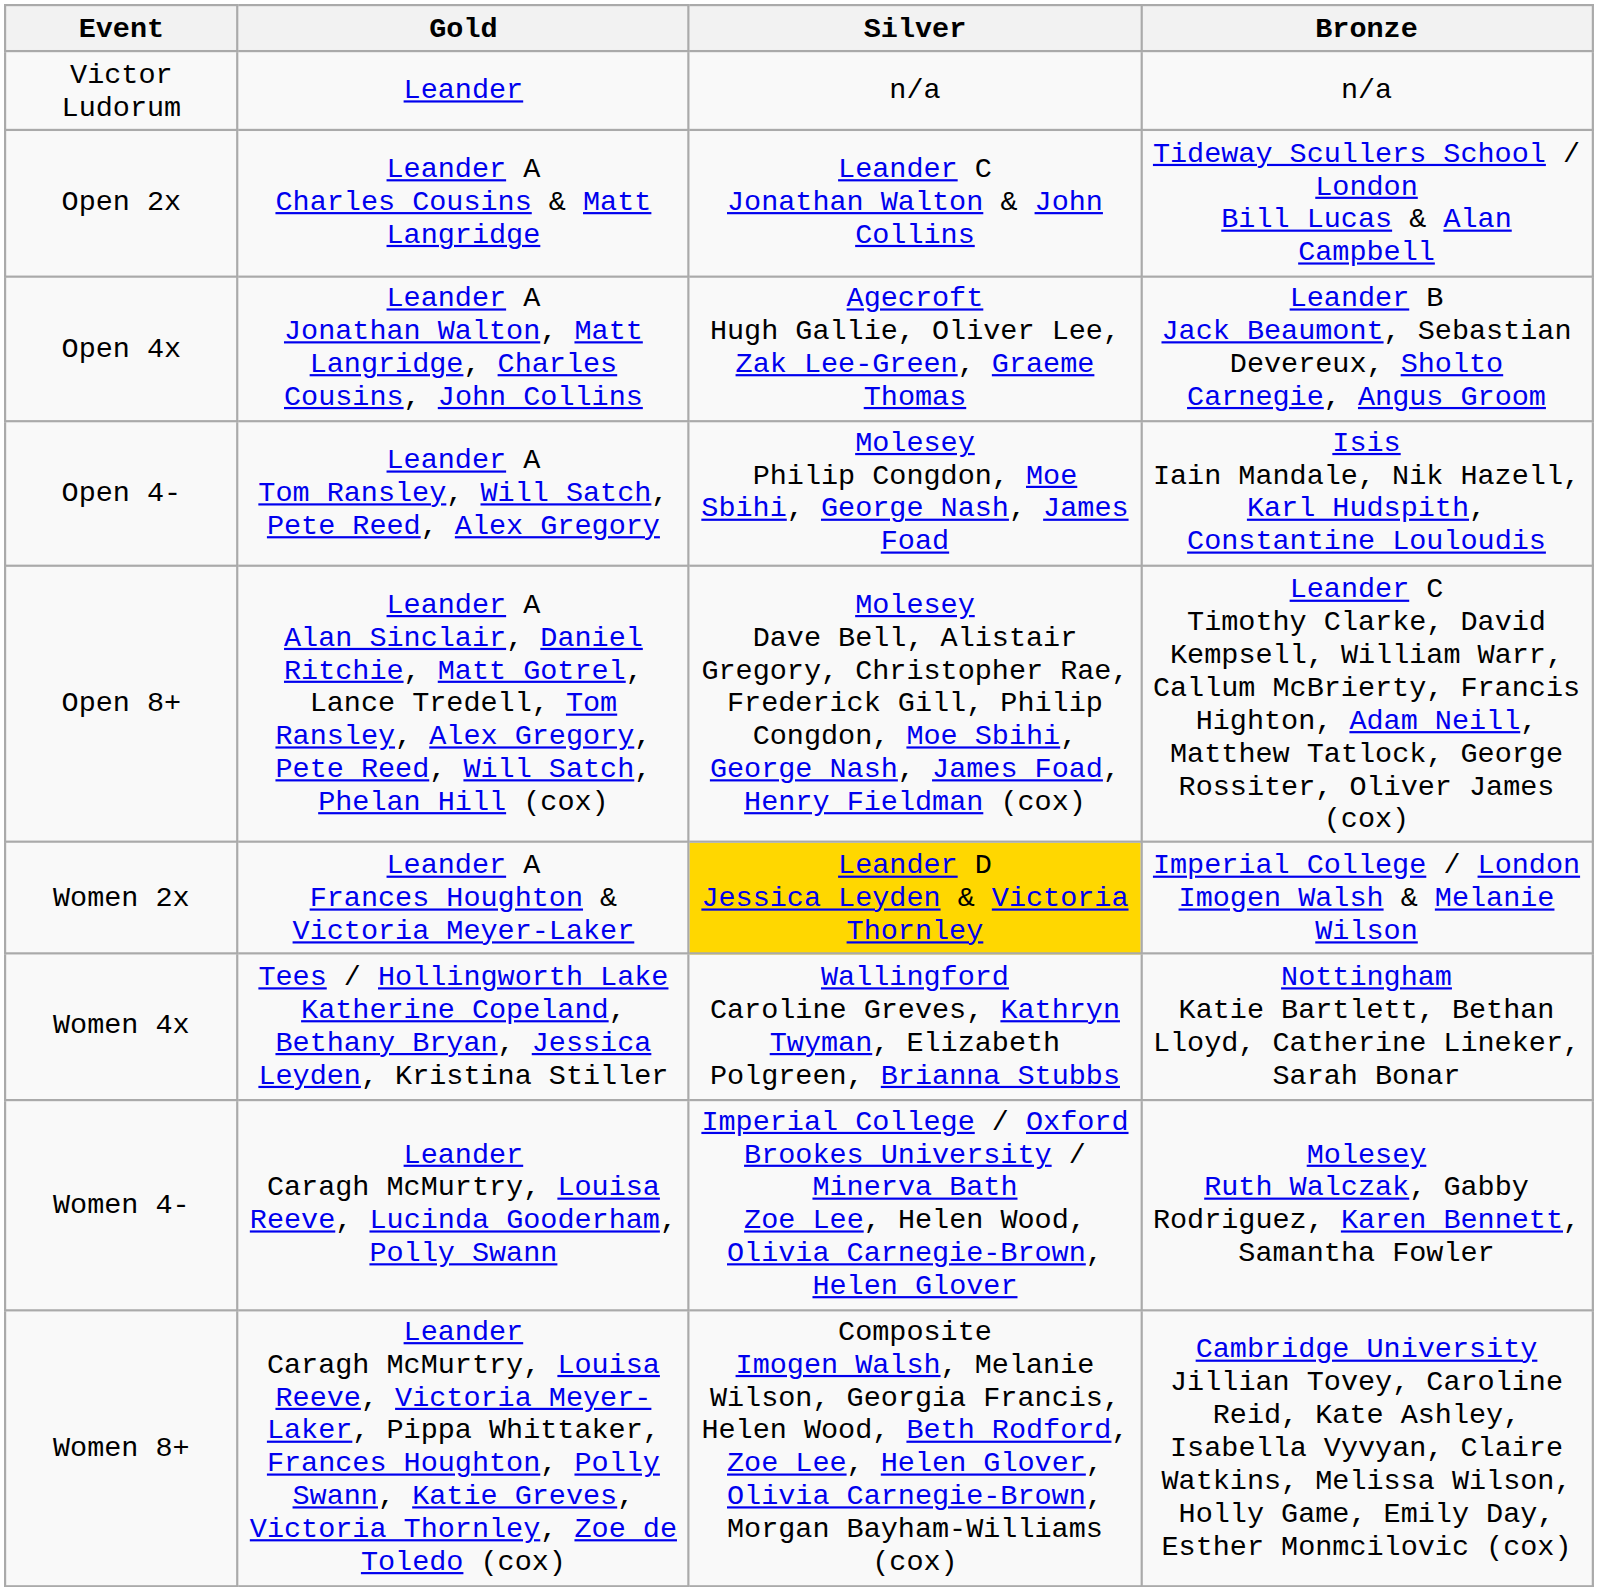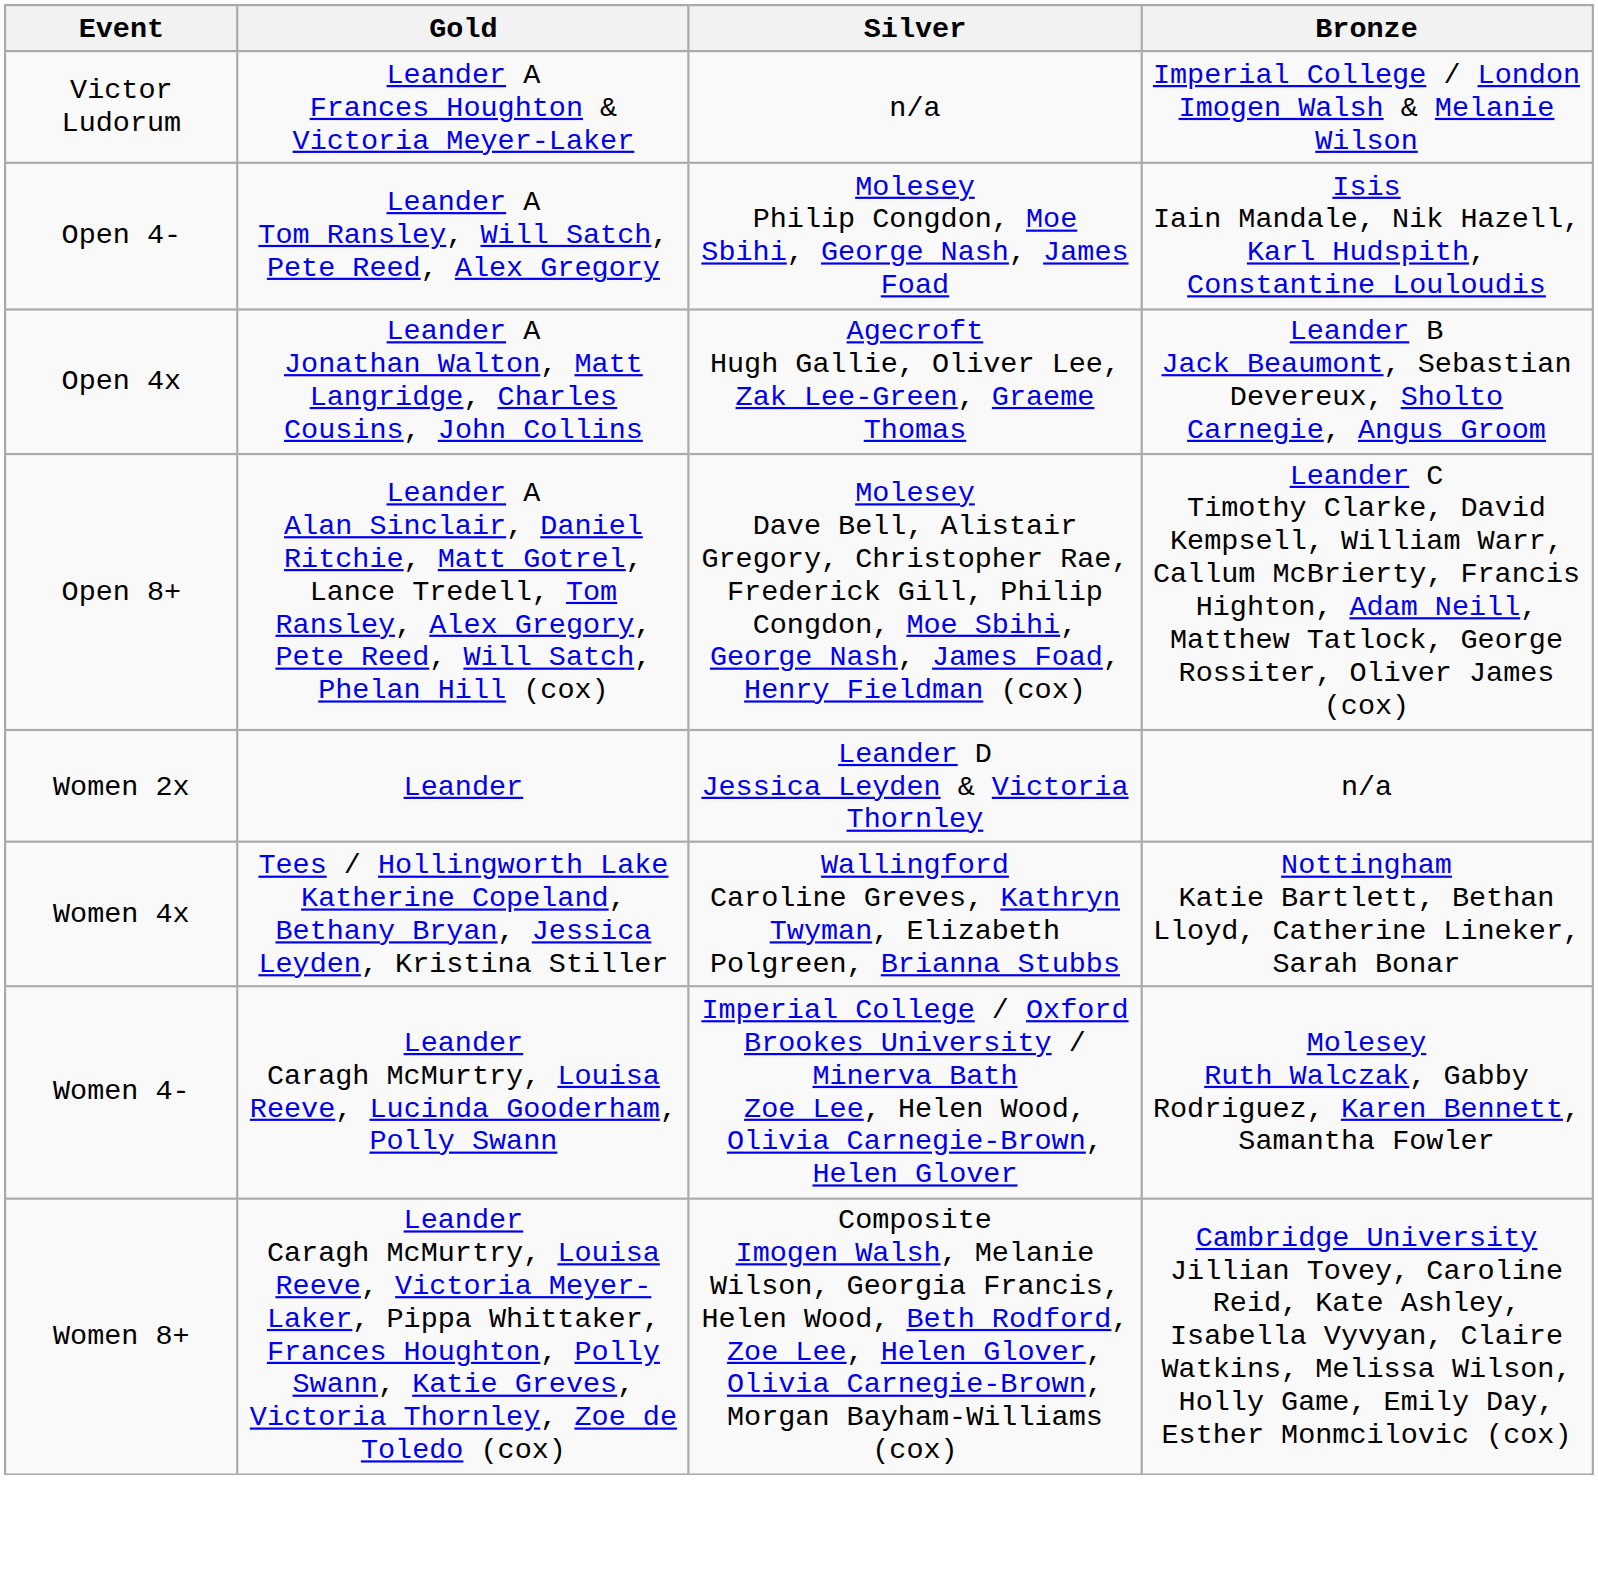(463, 91) Leander -> (463, 108) Leander A Frances Houghton & Victoria Meyer-Laker
(1367, 91) n/a -> (1367, 108) Imperial College / London Imogen Walsh & Melanie Wilson
- row: (121, 203)
rows swapped: (121, 493) <-> (121, 348)
(463, 898) Leander A Frances Houghton & Victoria Meyer-Laker -> (463, 786) Leander
(915, 898) gold background -> (915, 786) no background
(1367, 898) Imperial College / London Imogen Walsh & Melanie Wilson -> (1367, 786) n/a
